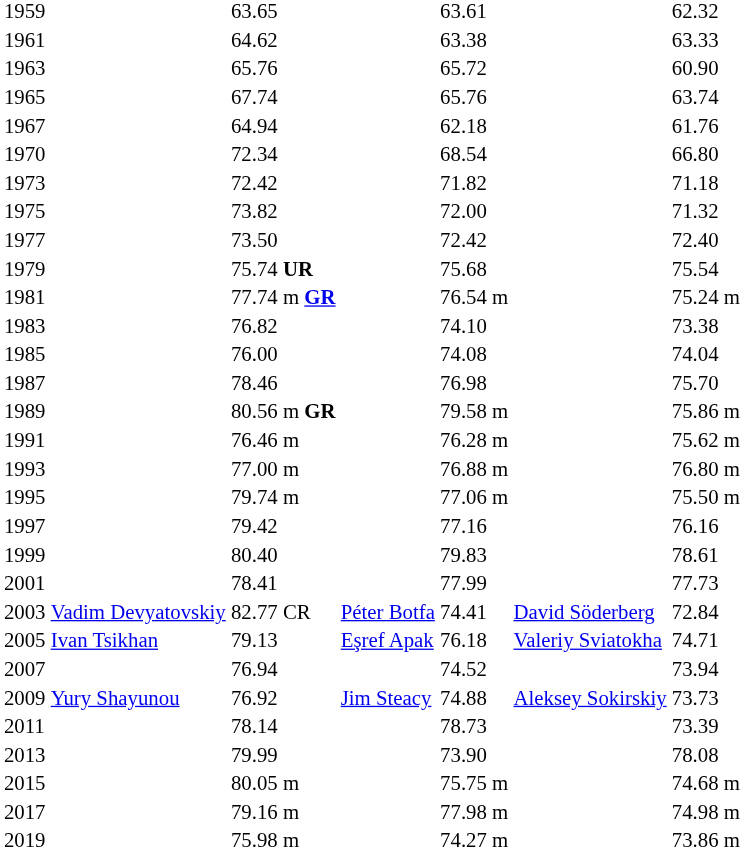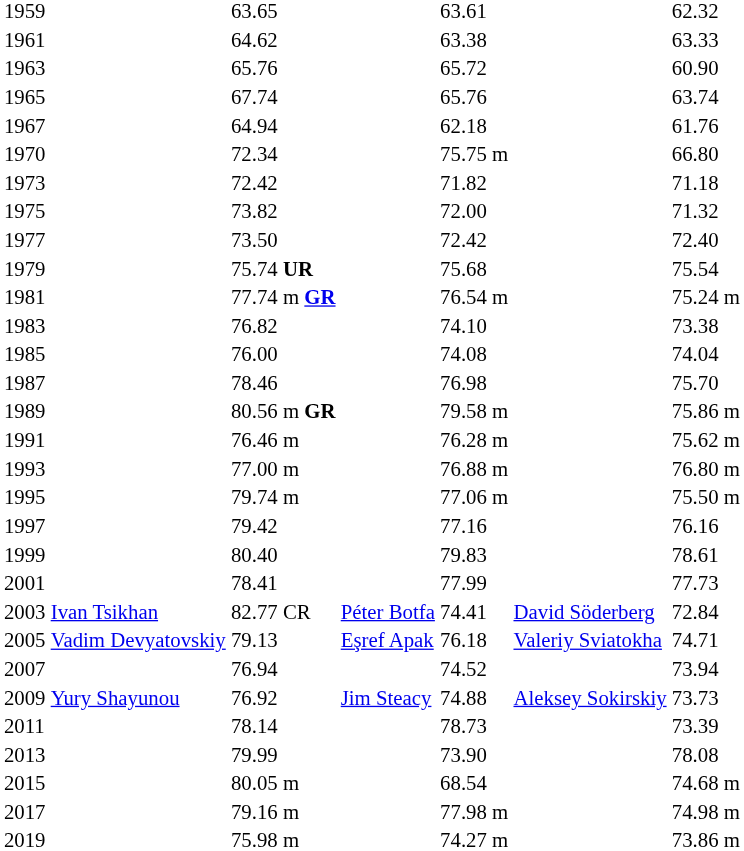(463, 154) 68.54 -> (474, 154) 75.75 m
(138, 612) Vadim Devyatovskiy -> (104, 612) Ivan Tsikhan
(104, 640) Ivan Tsikhan -> (138, 640) Vadim Devyatovskiy
(474, 783) 75.75 m -> (463, 783) 68.54
